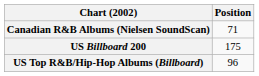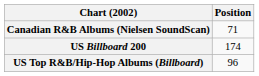(233, 46) 175 -> (233, 46) 174
